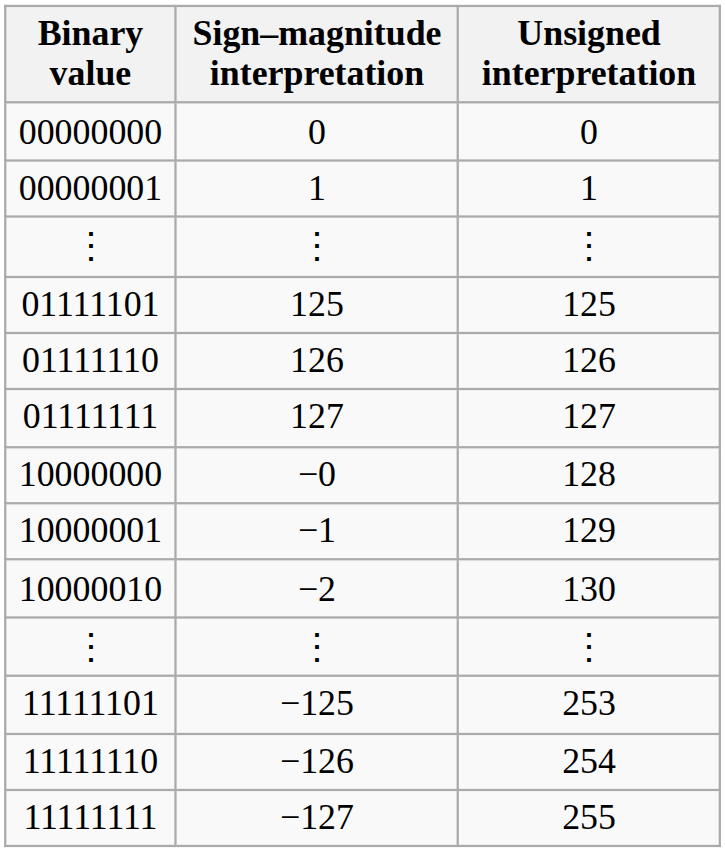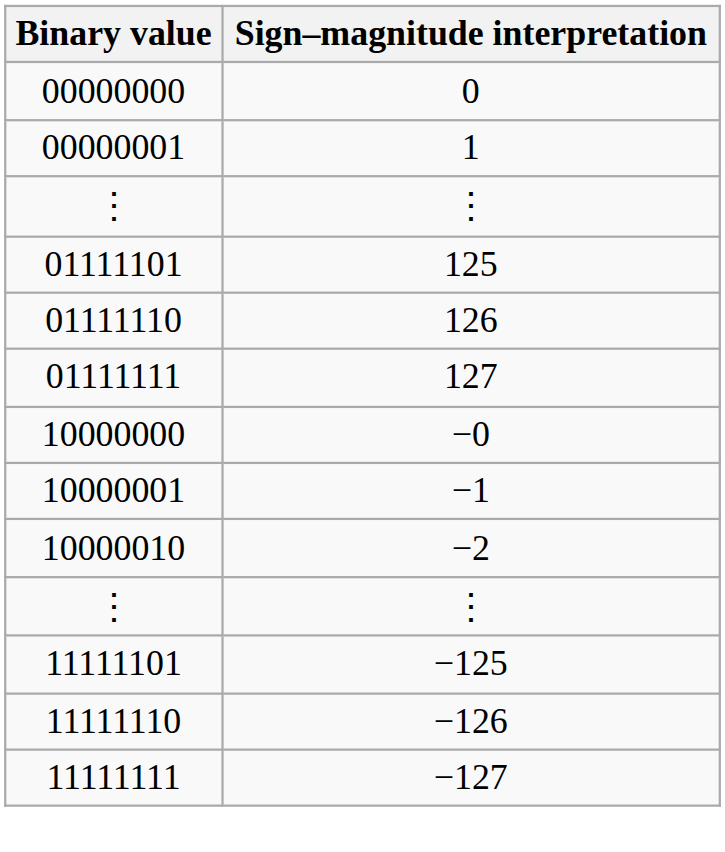- column: (589, 53)
